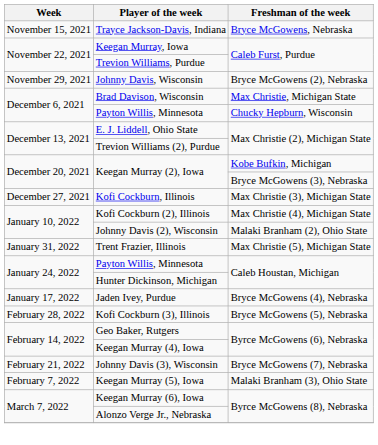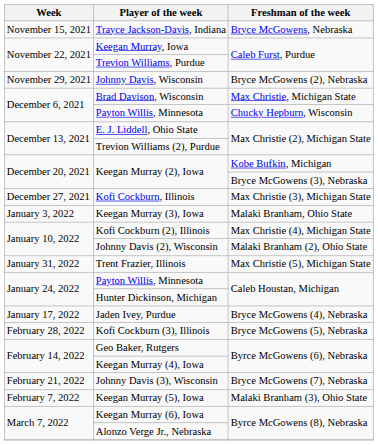+ row: (150, 213)
